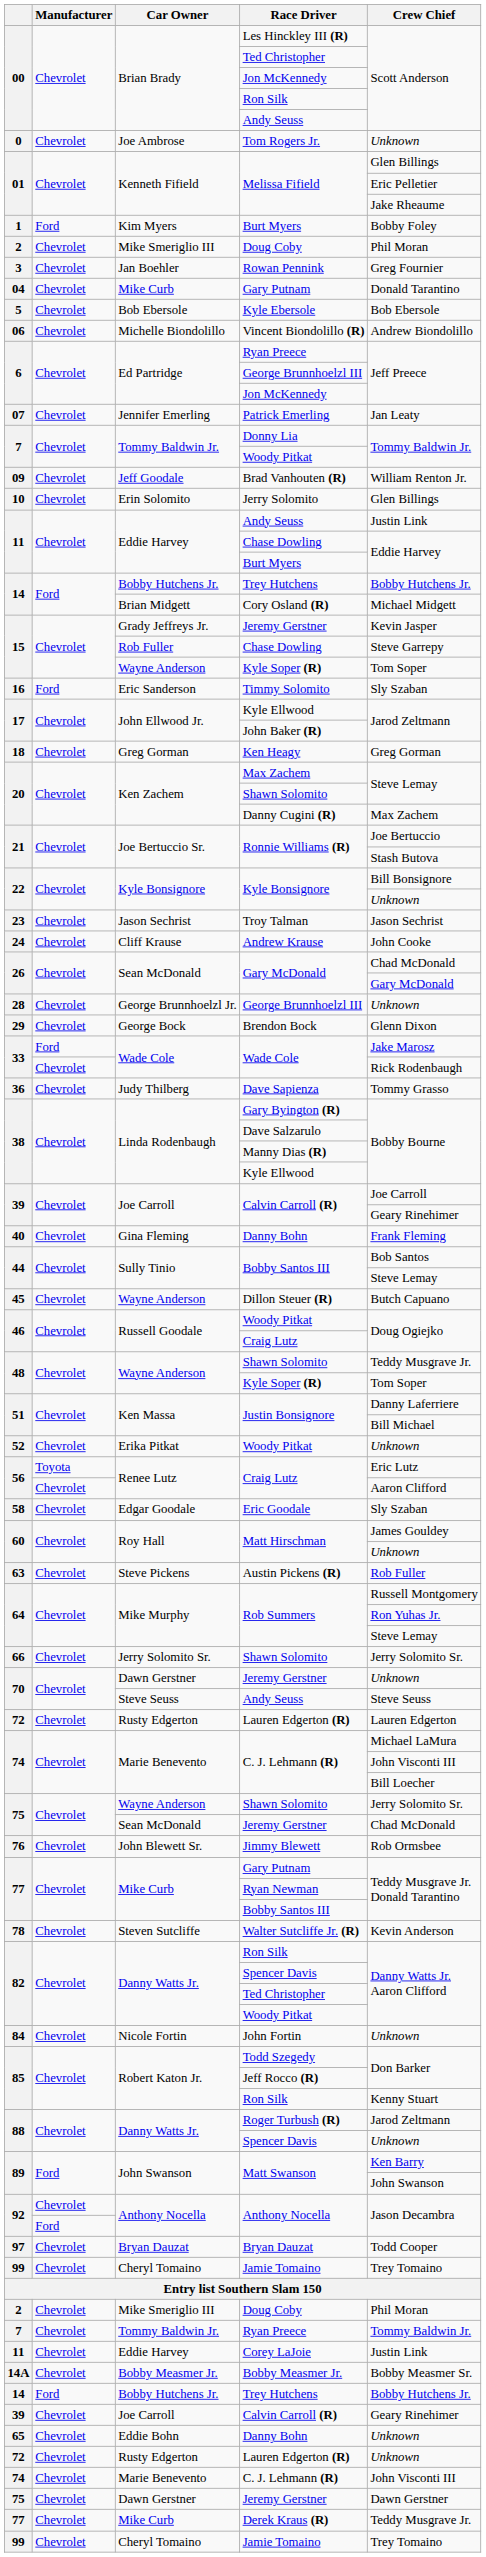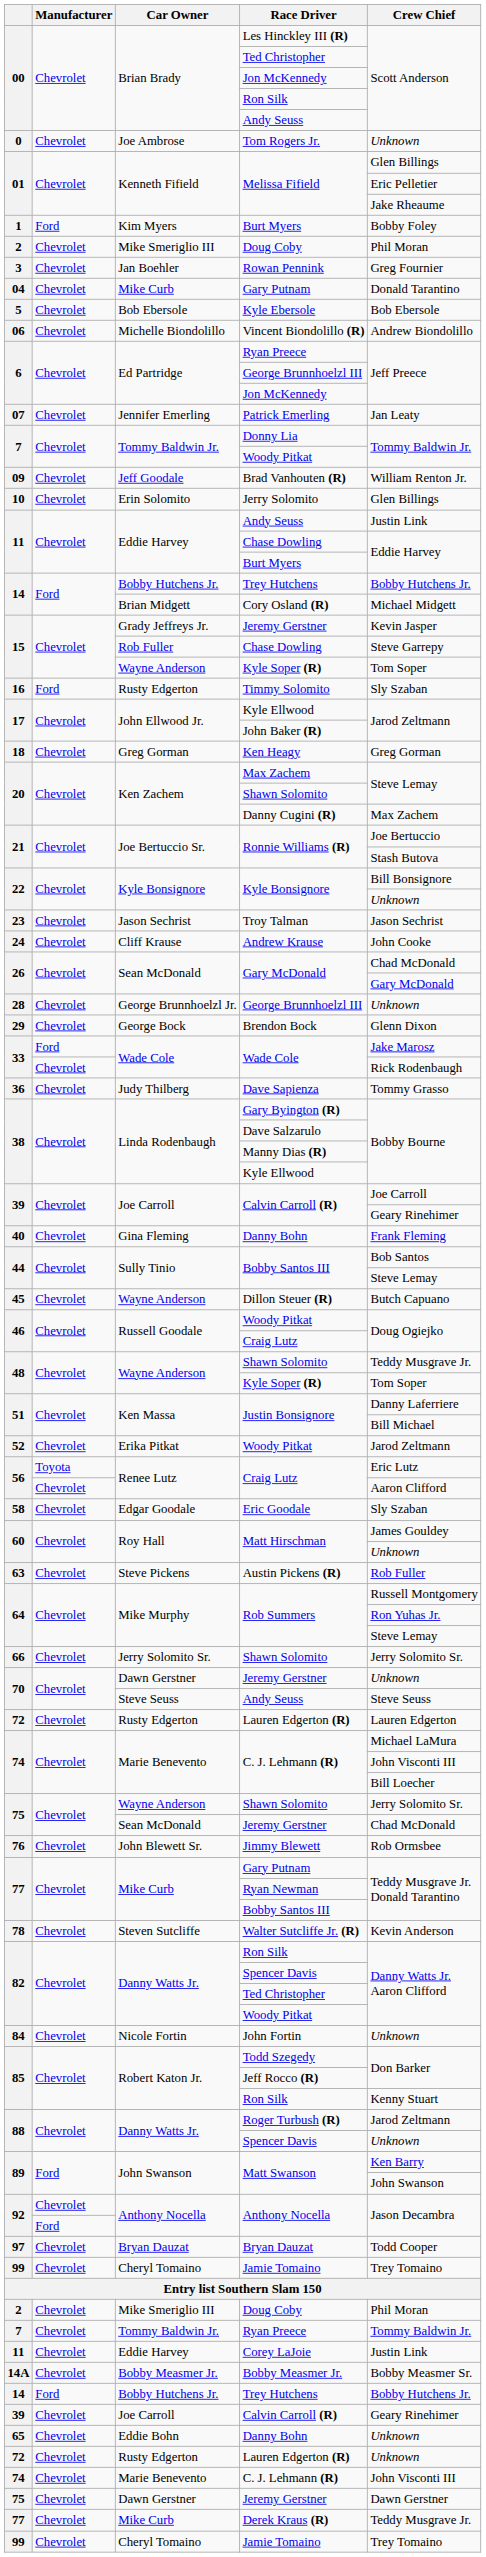(157, 688) Eric Sanderson -> (158, 688) Rusty Edgerton
(395, 1446) Unknown -> (410, 1446) Jarod Zeltmann
